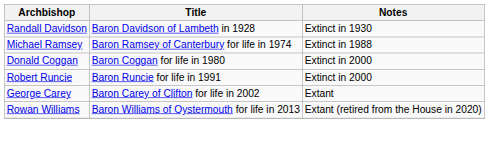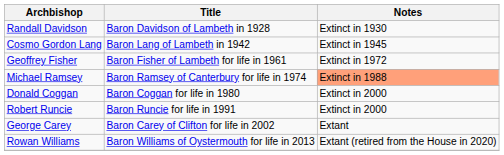+ row: (54, 45)
+ row: (42, 61)
(338, 45) no background -> (353, 77) lightsalmon background
